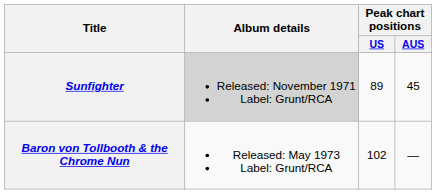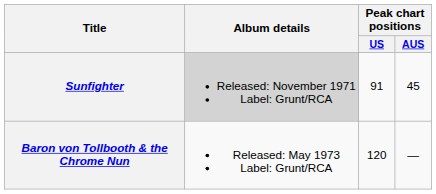(377, 86) 89 -> (377, 86) 91
(377, 155) 102 -> (377, 155) 120
